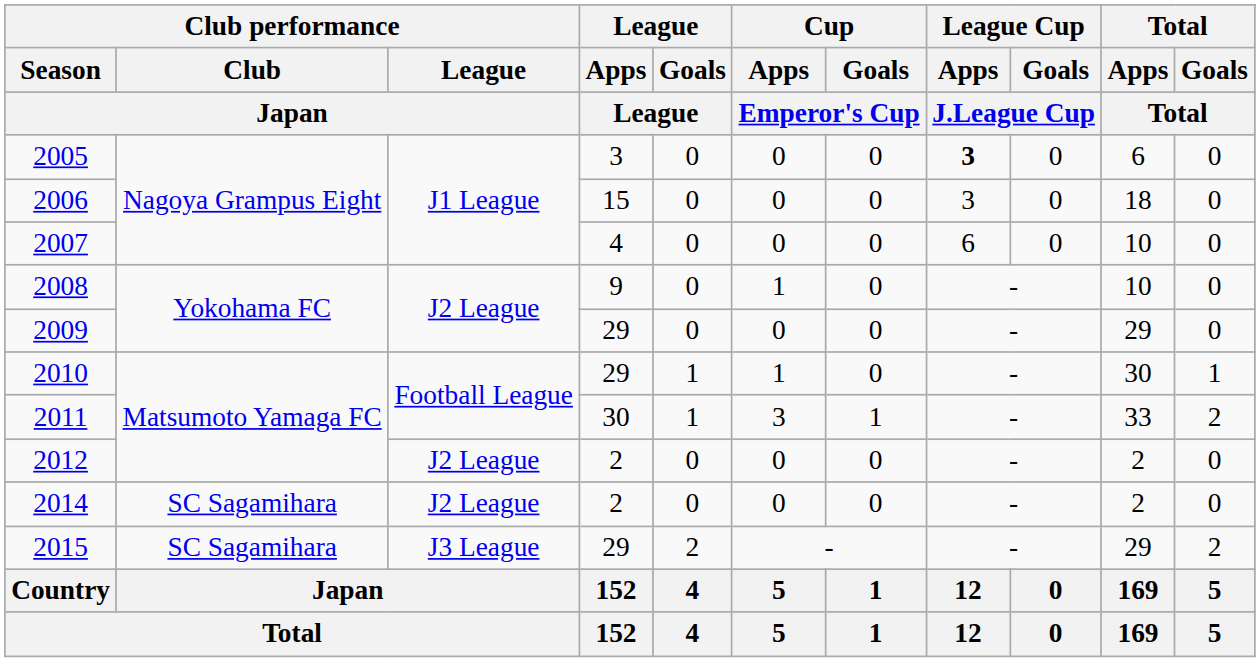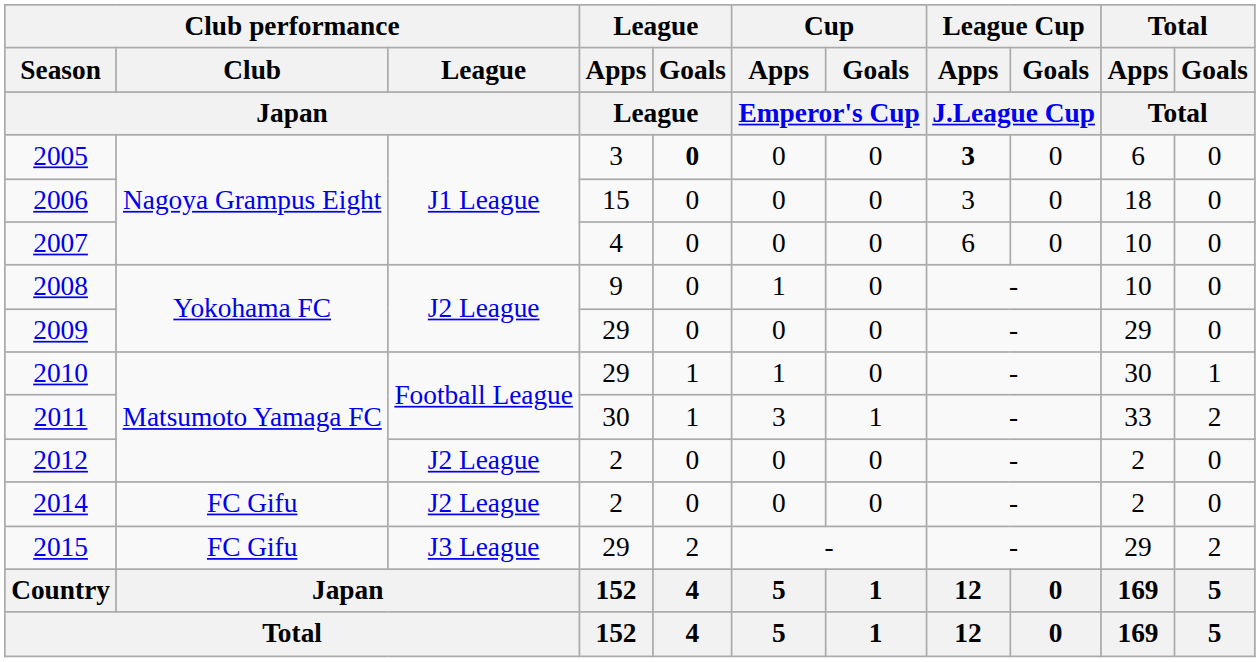(692, 156) normal -> (692, 156) bold
(252, 503) SC Sagamihara -> (252, 503) FC Gifu
(252, 546) SC Sagamihara -> (252, 546) FC Gifu
